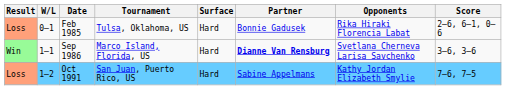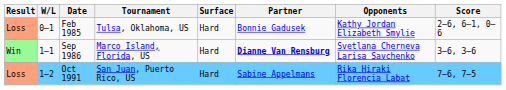(374, 29) Rika Hiraki Florencia Labat -> (376, 29) Kathy Jordan Elizabeth Smylie
(376, 74) Kathy Jordan Elizabeth Smylie -> (374, 74) Rika Hiraki Florencia Labat
